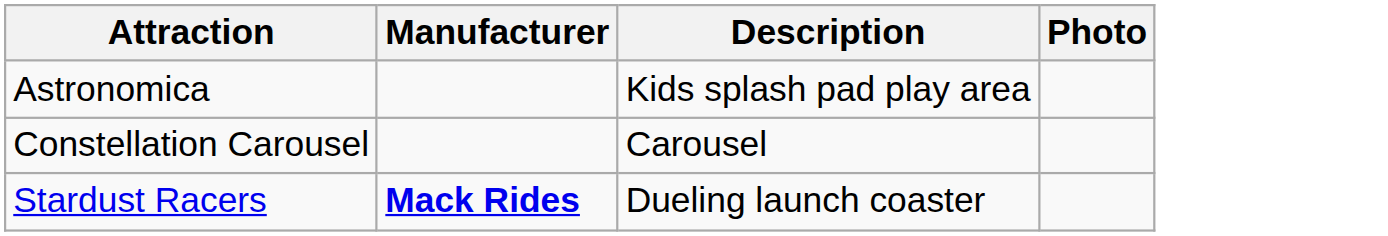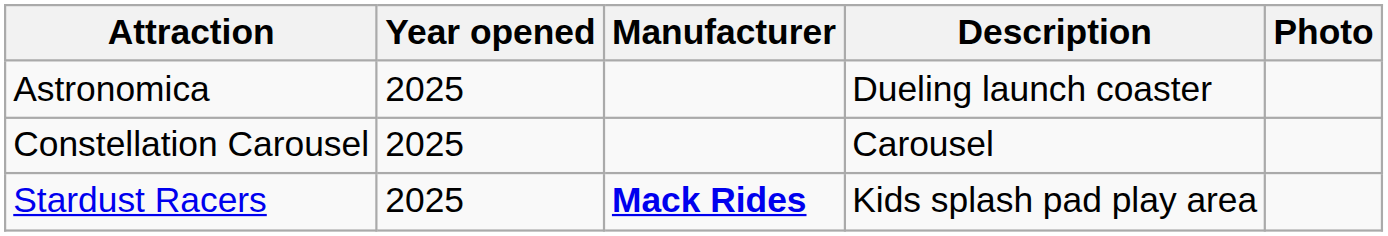+ column: (490, 32)
(828, 88) Kids splash pad play area -> (1032, 88) Dueling launch coaster
(805, 200) Dueling launch coaster -> (1055, 200) Kids splash pad play area
